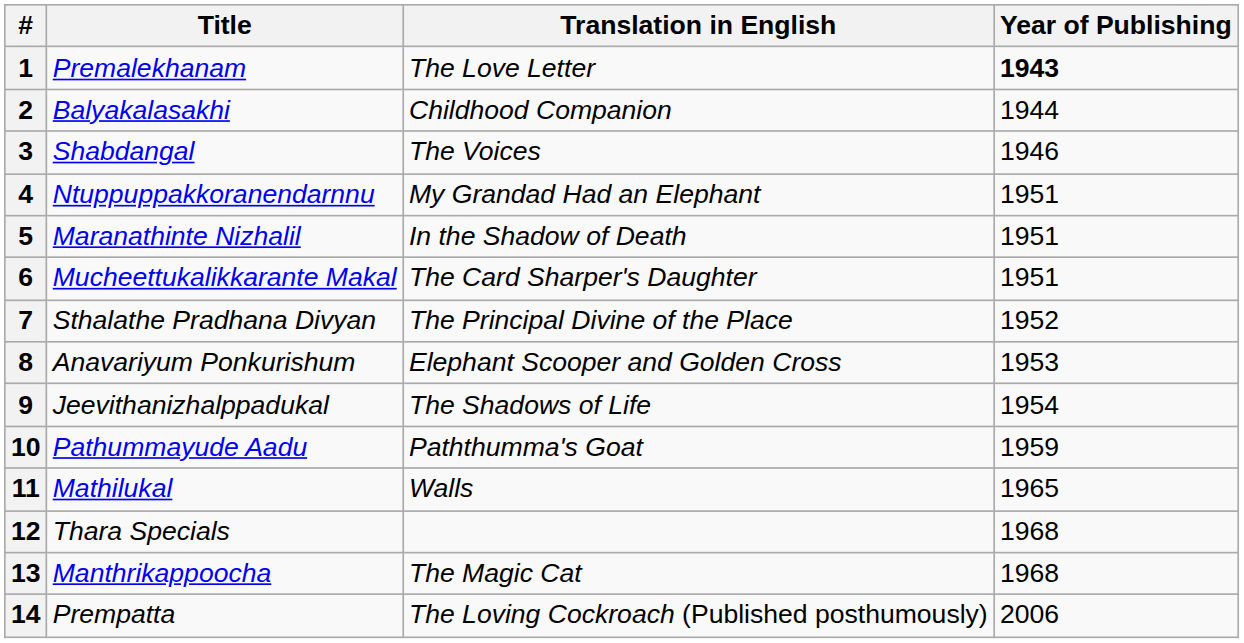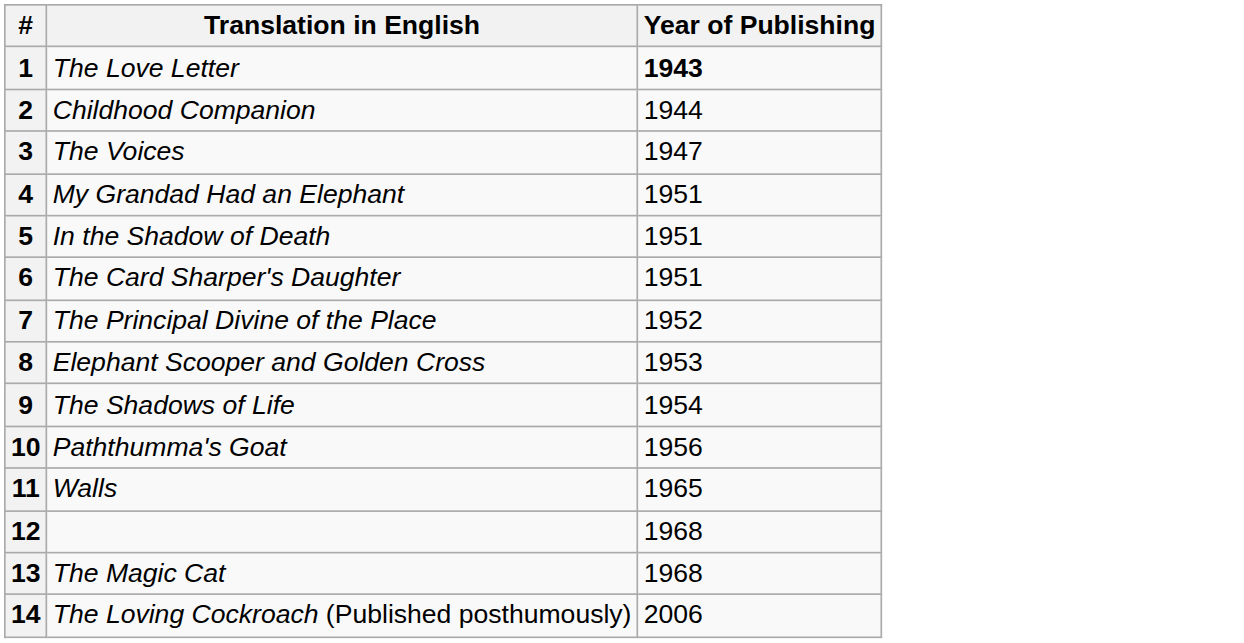- column: (225, 25)
(1029, 151) 1946 -> (673, 151) 1947
(1029, 446) 1959 -> (673, 446) 1956
